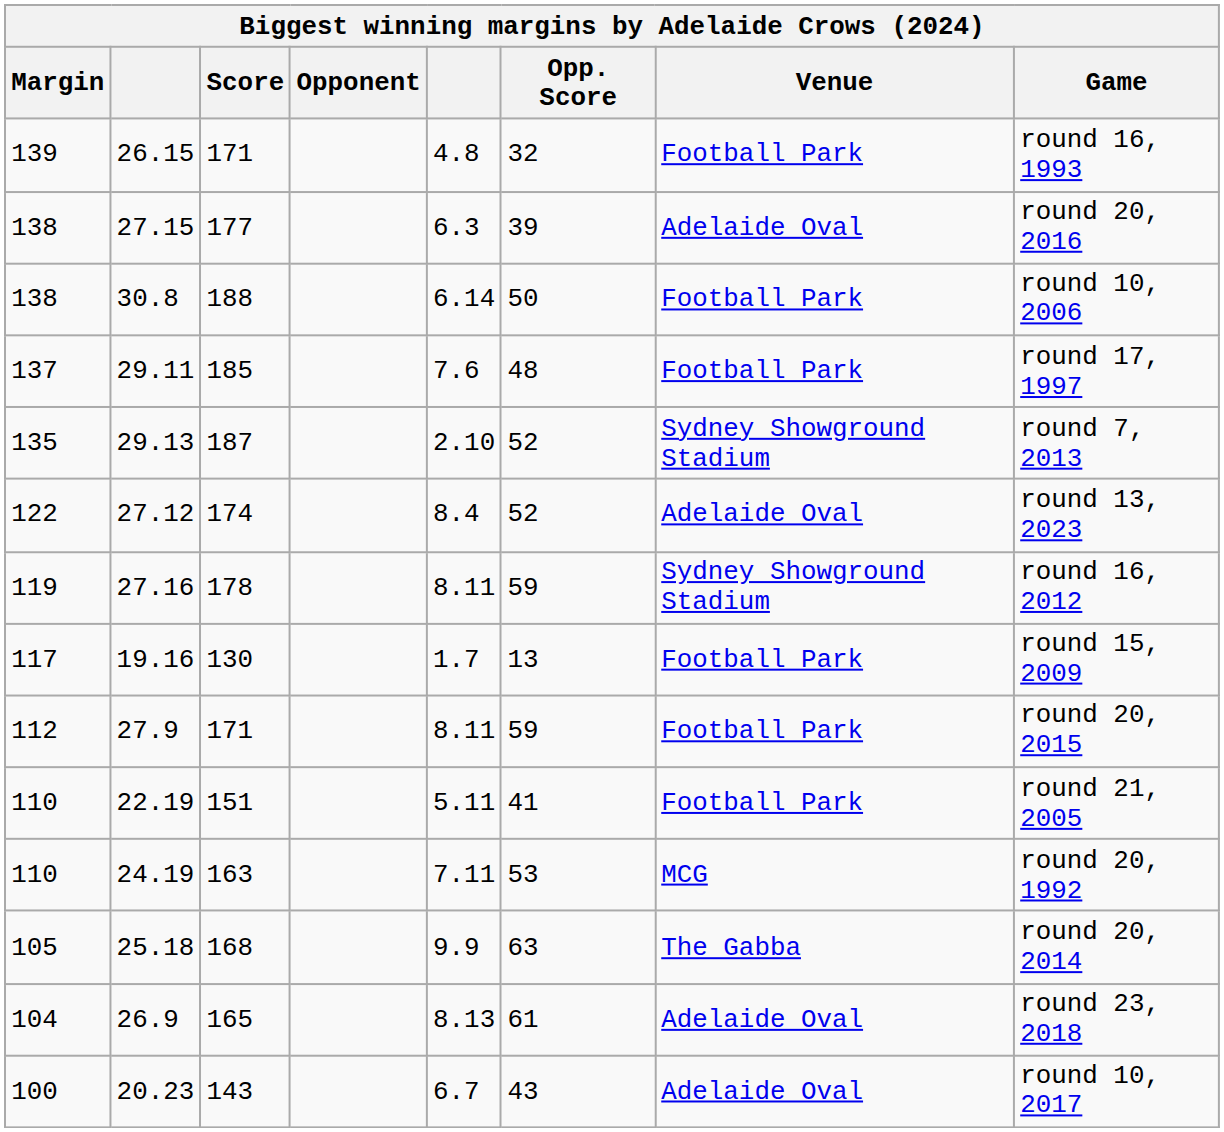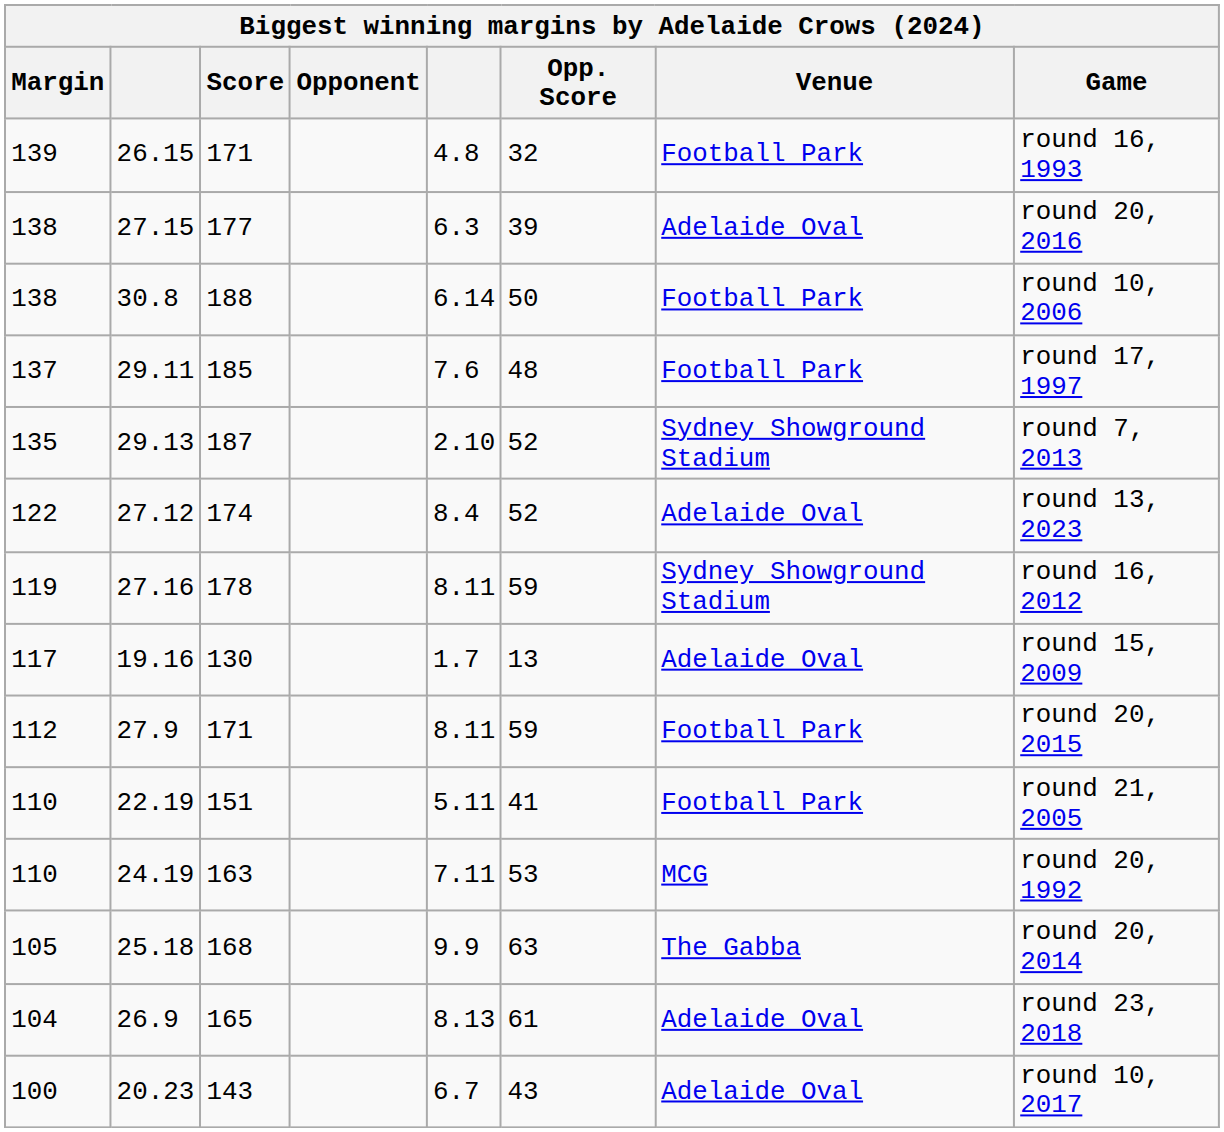(762, 659) Football Park -> (762, 659) Adelaide Oval
